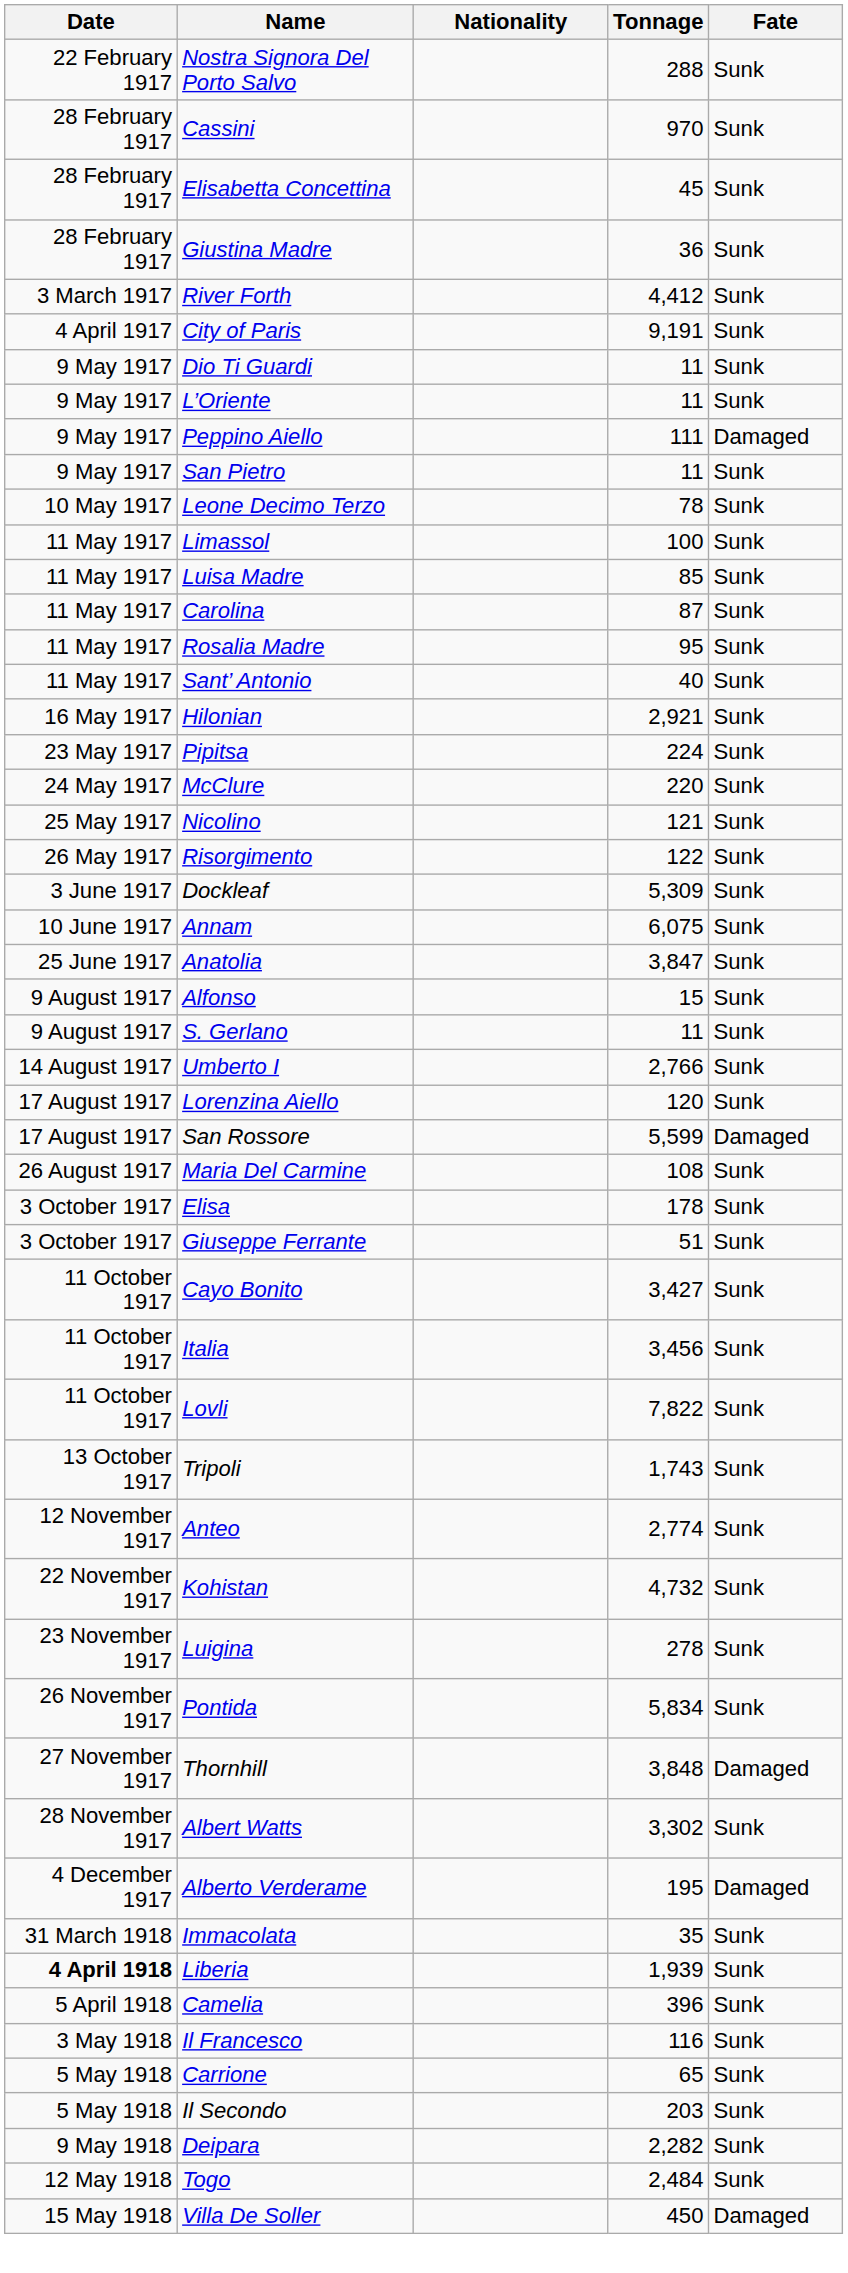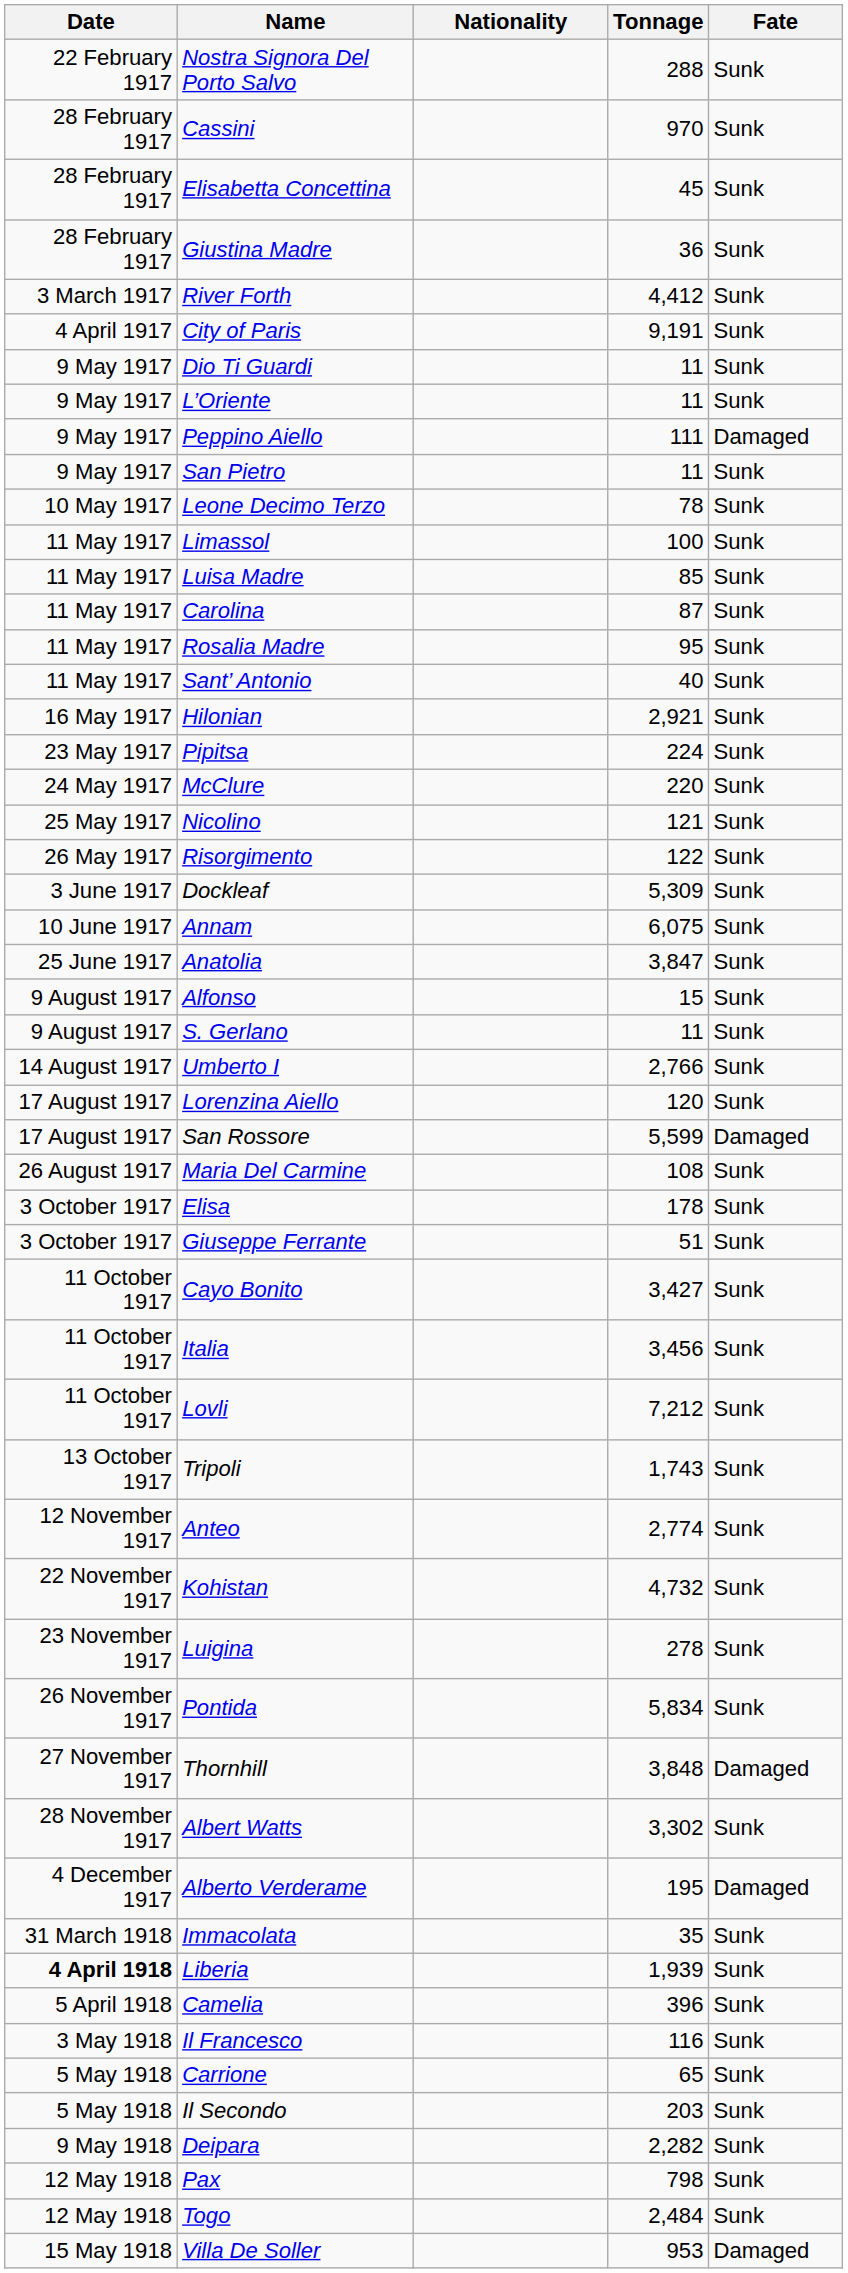(676, 1409) 7,822 -> (676, 1409) 7,212
+ row: (201, 2180)
(685, 2215) 450 -> (685, 2250) 953
